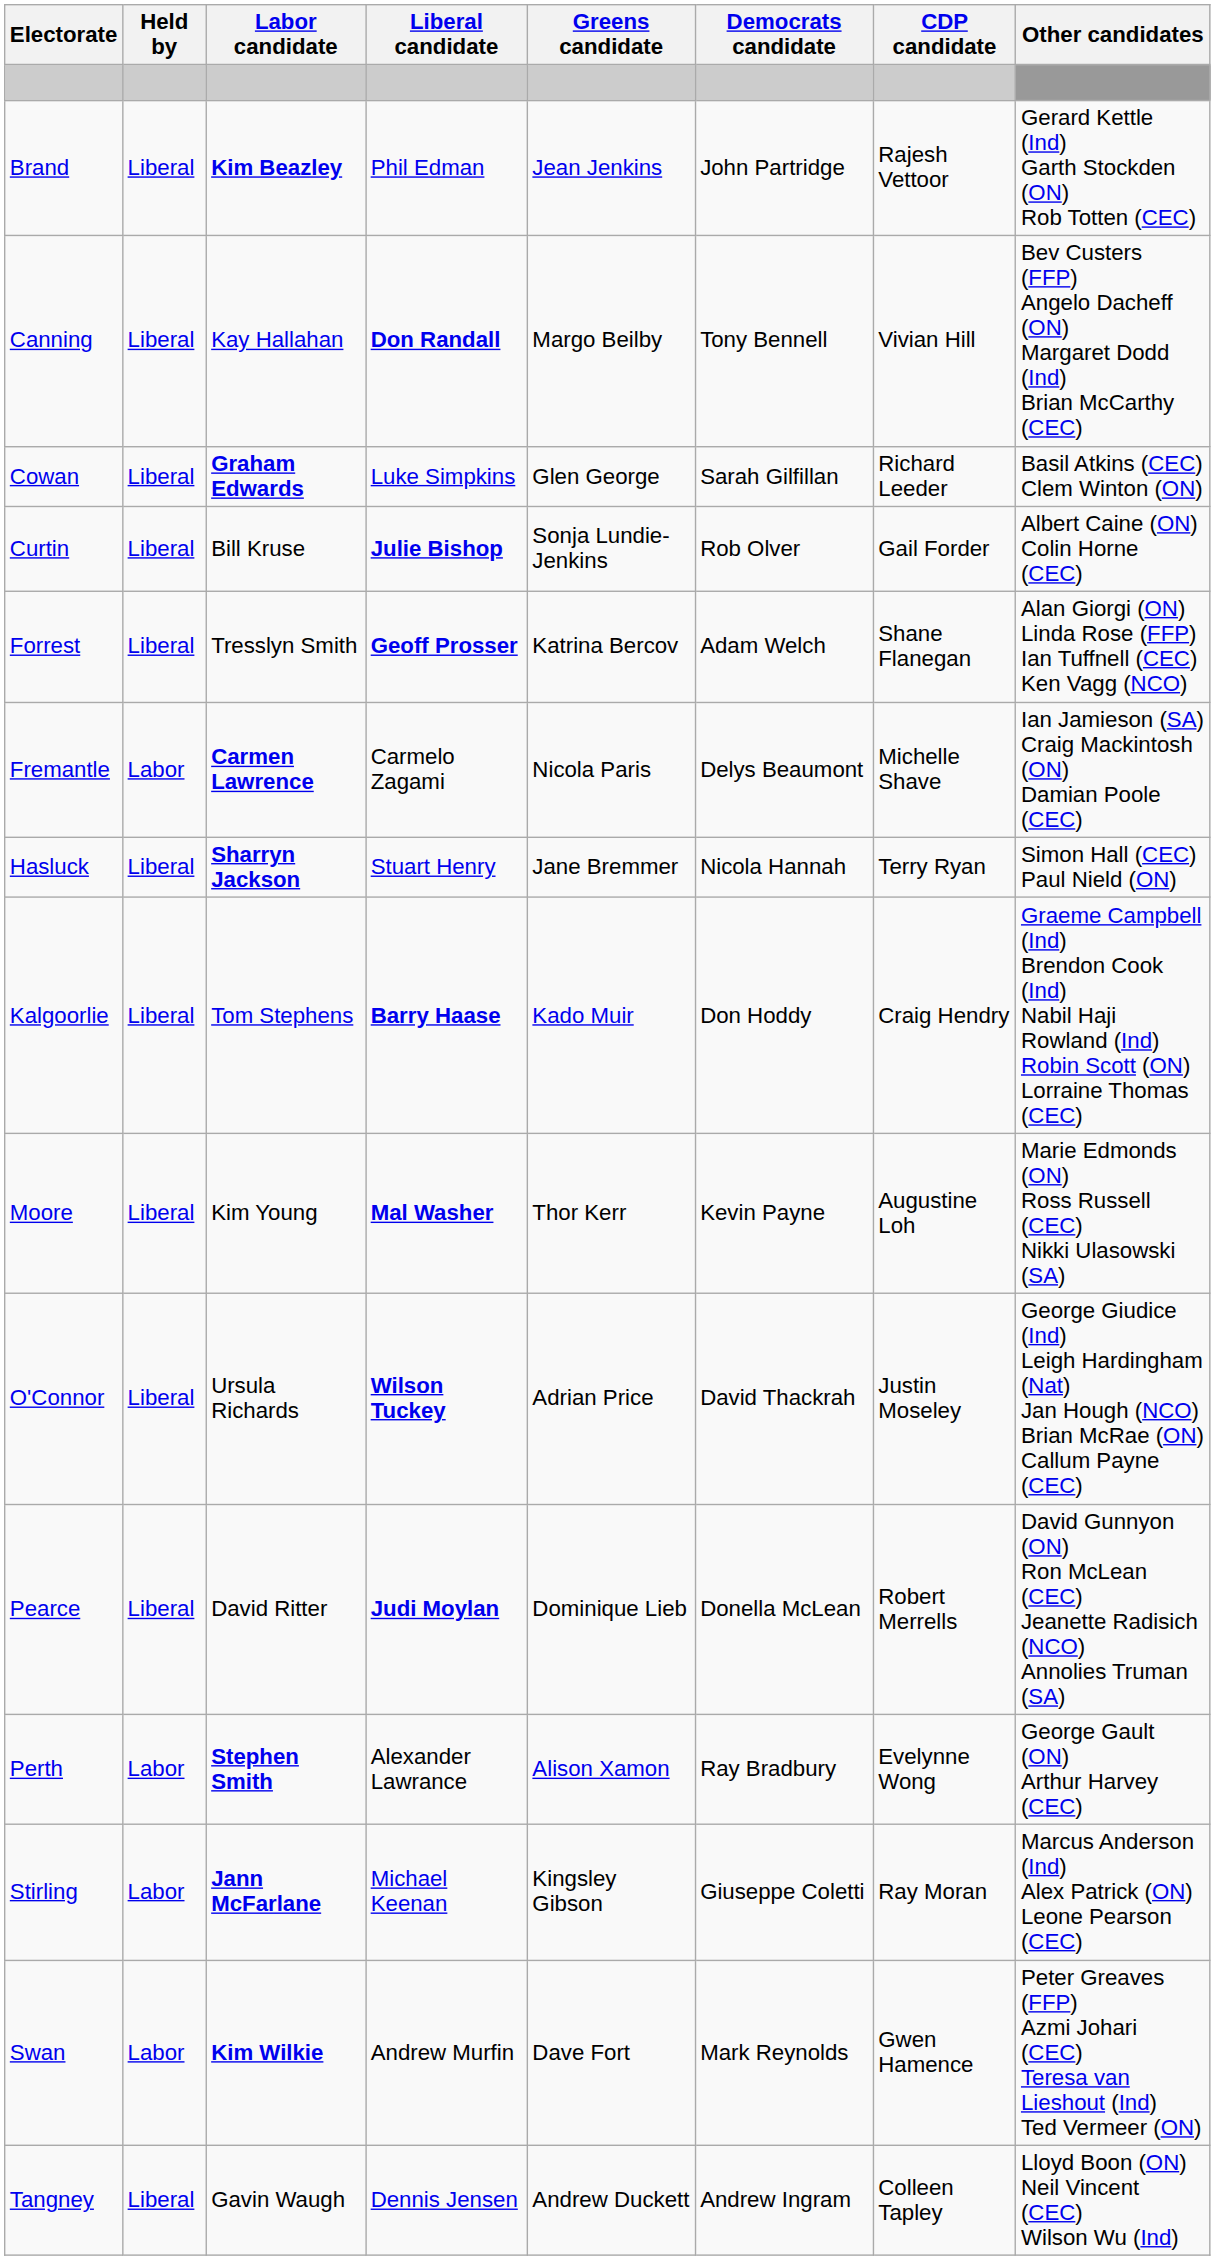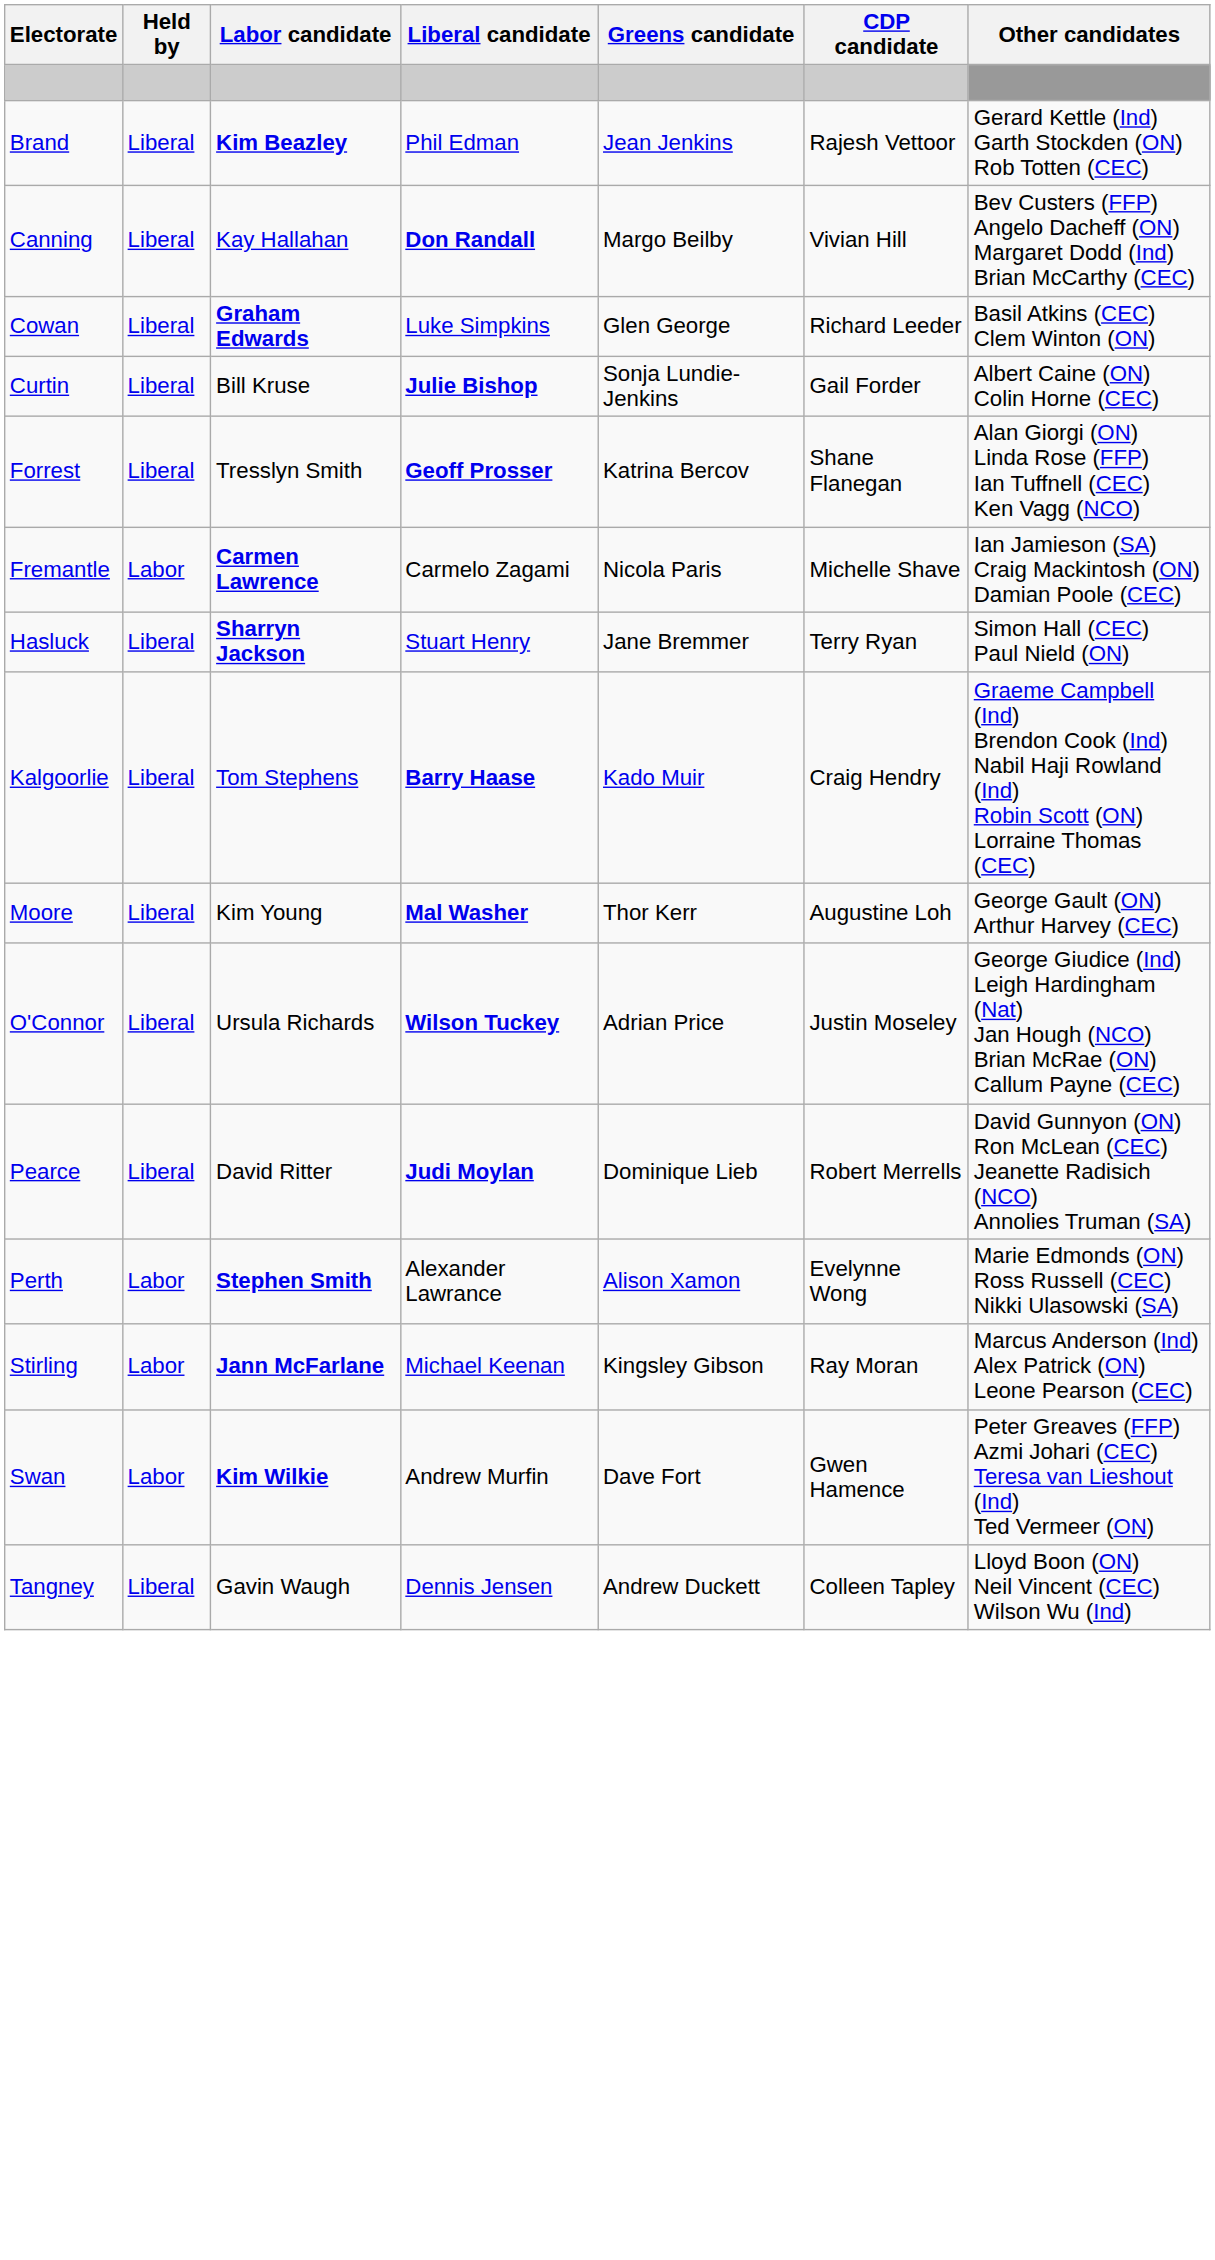- column: (784, 34)
(1099, 1213) Marie Edmonds (ON) Ross Russell (CEC) Nikki Ulasowski (SA) -> (1076, 912) George Gault (ON) Arthur Harvey (CEC)
(1090, 1769) George Gault (ON) Arthur Harvey (CEC) -> (1079, 1281) Marie Edmonds (ON) Ross Russell (CEC) Nikki Ulasowski (SA)
